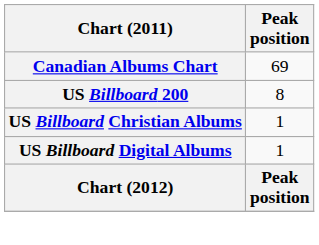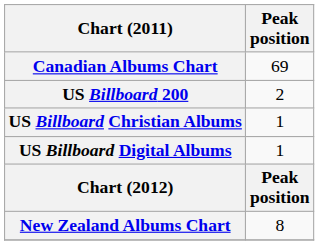(280, 94) 8 -> (280, 94) 2
+ row: (125, 225)
